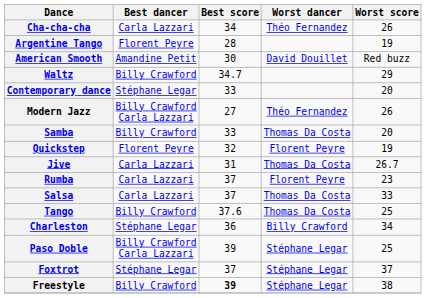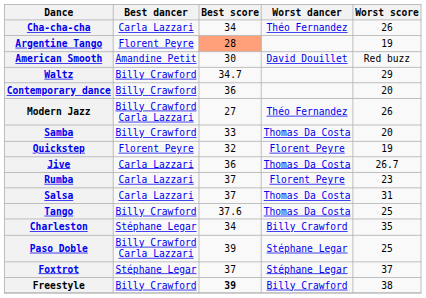(230, 44) no background -> (230, 44) lightsalmon background
(156, 91) Stéphane Legar -> (156, 91) Billy Crawford
(230, 91) 33 -> (230, 91) 36
(230, 164) 31 -> (230, 164) 36
(387, 196) 33 -> (387, 196) 31
(230, 227) 36 -> (230, 227) 34
(387, 227) 34 -> (387, 227) 35
(307, 285) Stéphane Legar -> (307, 285) Billy Crawford
